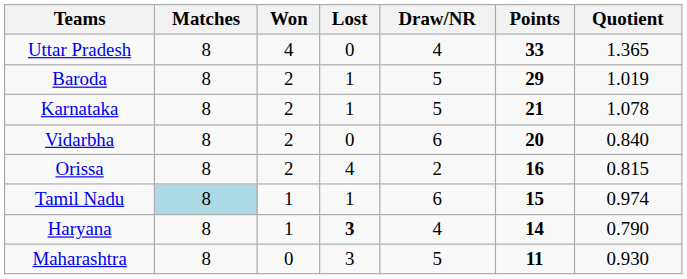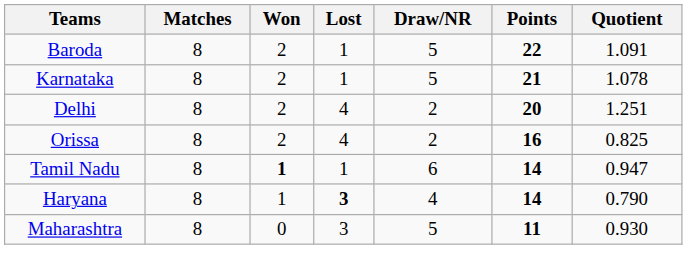- row: (80, 49)
(535, 79) 29 -> (532, 49) 22
(628, 79) 1.019 -> (627, 49) 1.091
+ row: (75, 109)
- row: (80, 139)
(628, 169) 0.815 -> (627, 139) 0.825
(206, 199) lightblue background -> (198, 169) no background
(289, 199) normal -> (282, 169) bold
(535, 199) 15 -> (532, 169) 14
(628, 199) 0.974 -> (627, 169) 0.947
